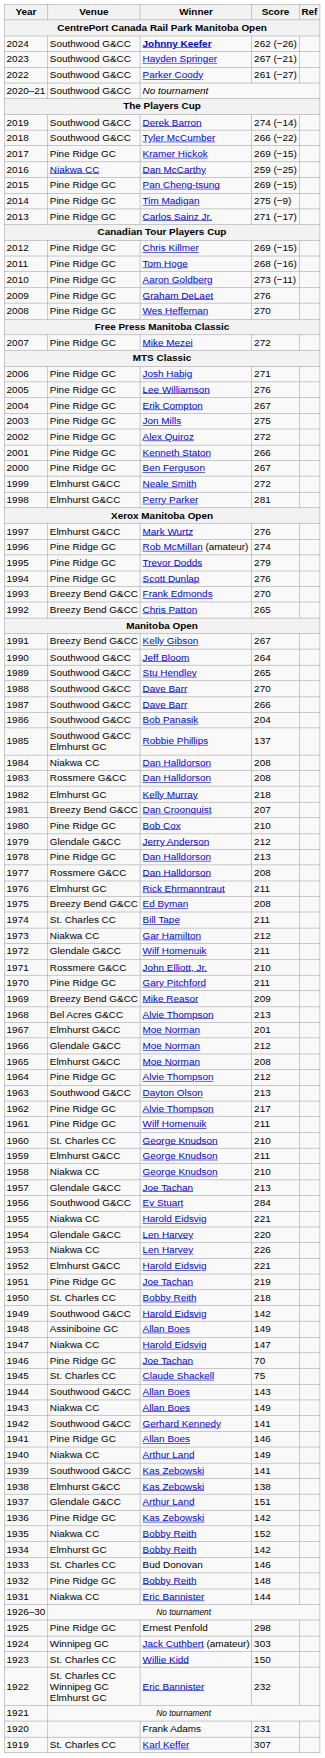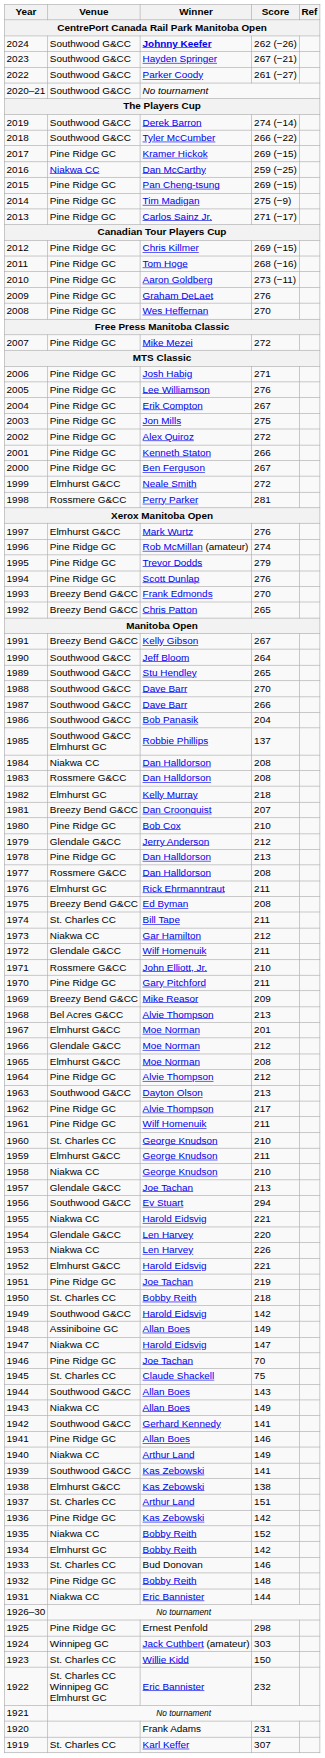(85, 500) Elmhurst G&CC -> (88, 500) Rossmere G&CC
(262, 1203) 284 -> (262, 1203) 294
(85, 1502) Glendale G&CC -> (83, 1502) St. Charles CC
